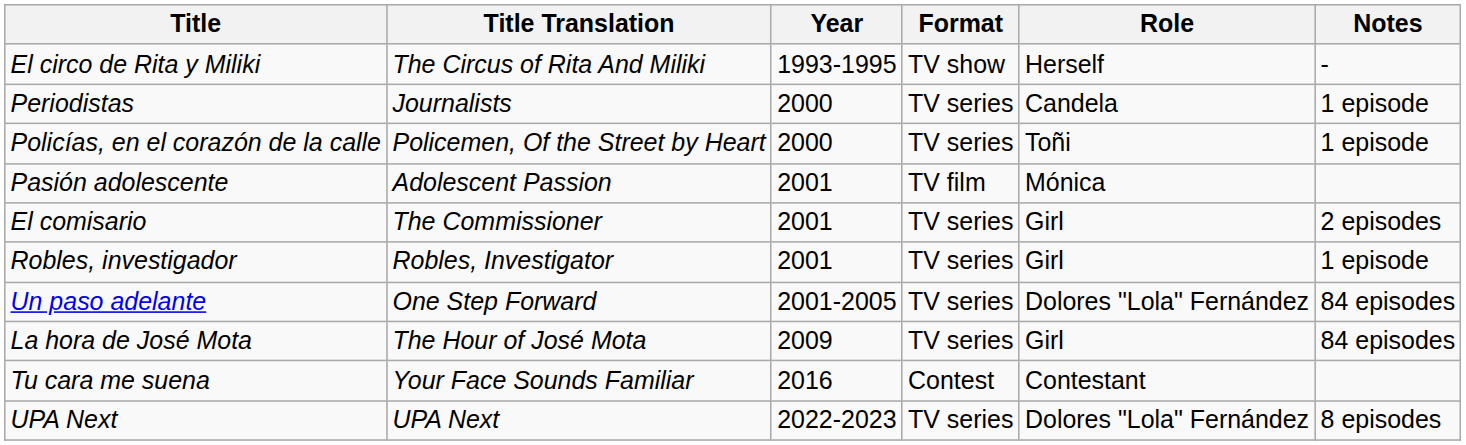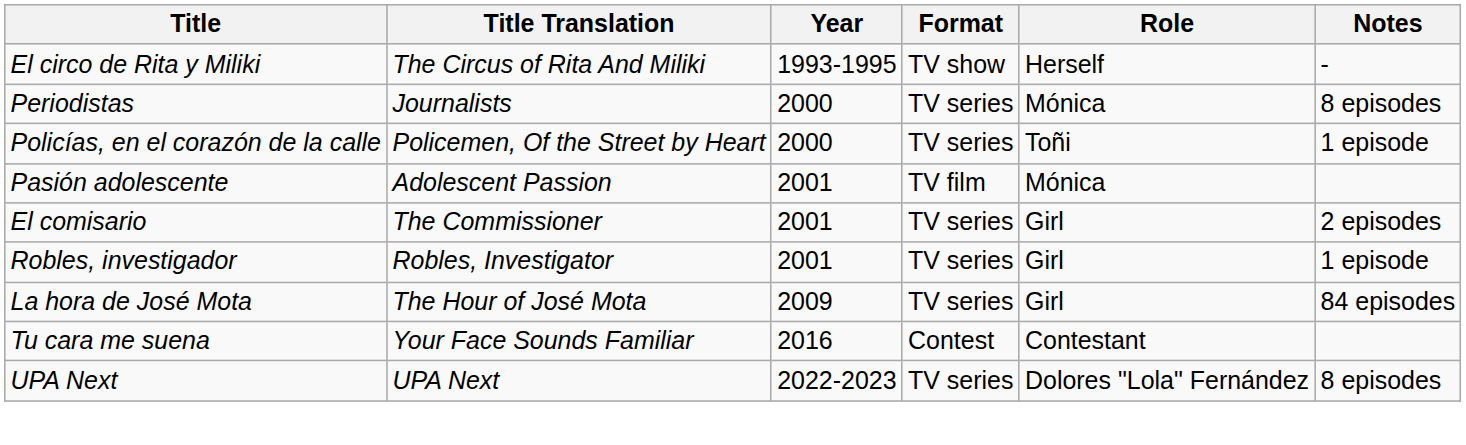(1071, 103) Candela -> (1065, 103) Mónica
(1375, 103) 1 episode -> (1381, 103) 8 episodes
- row: (108, 301)
